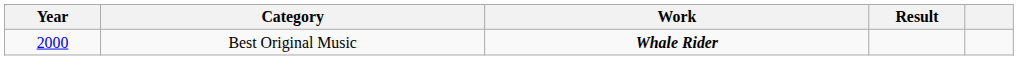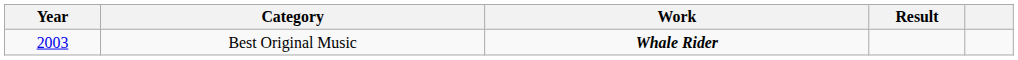(53, 42) 2000 -> (53, 42) 2003
